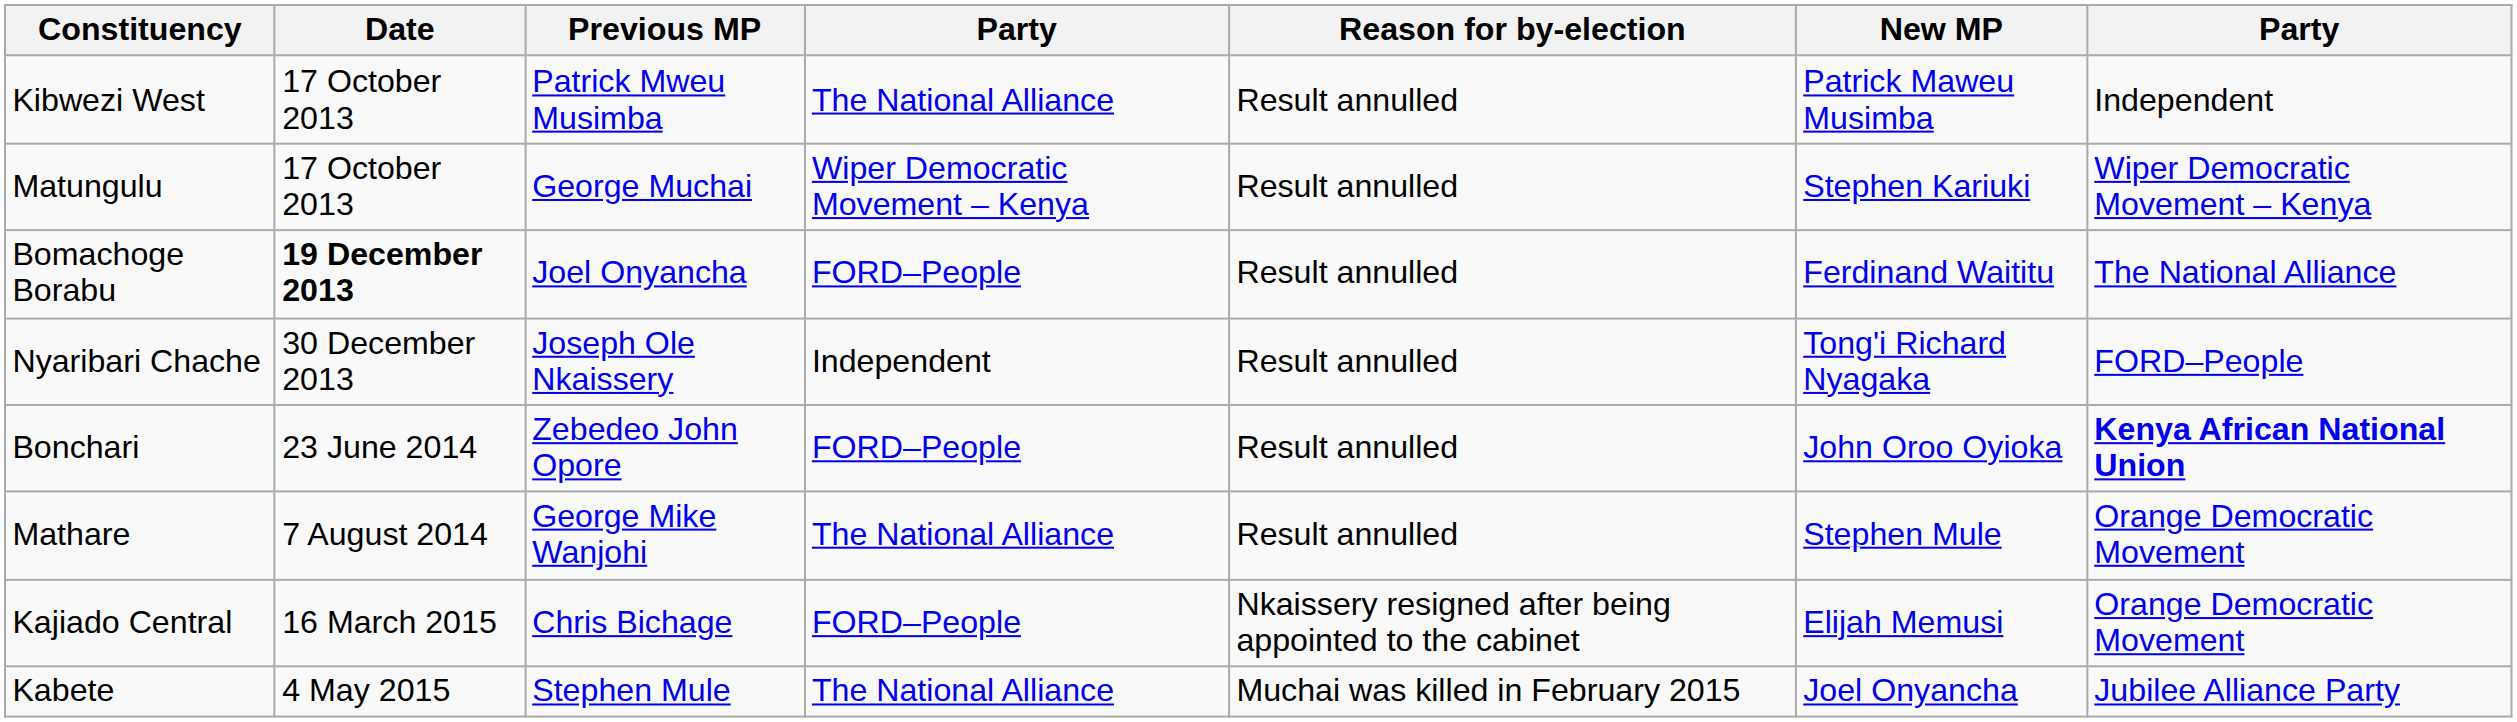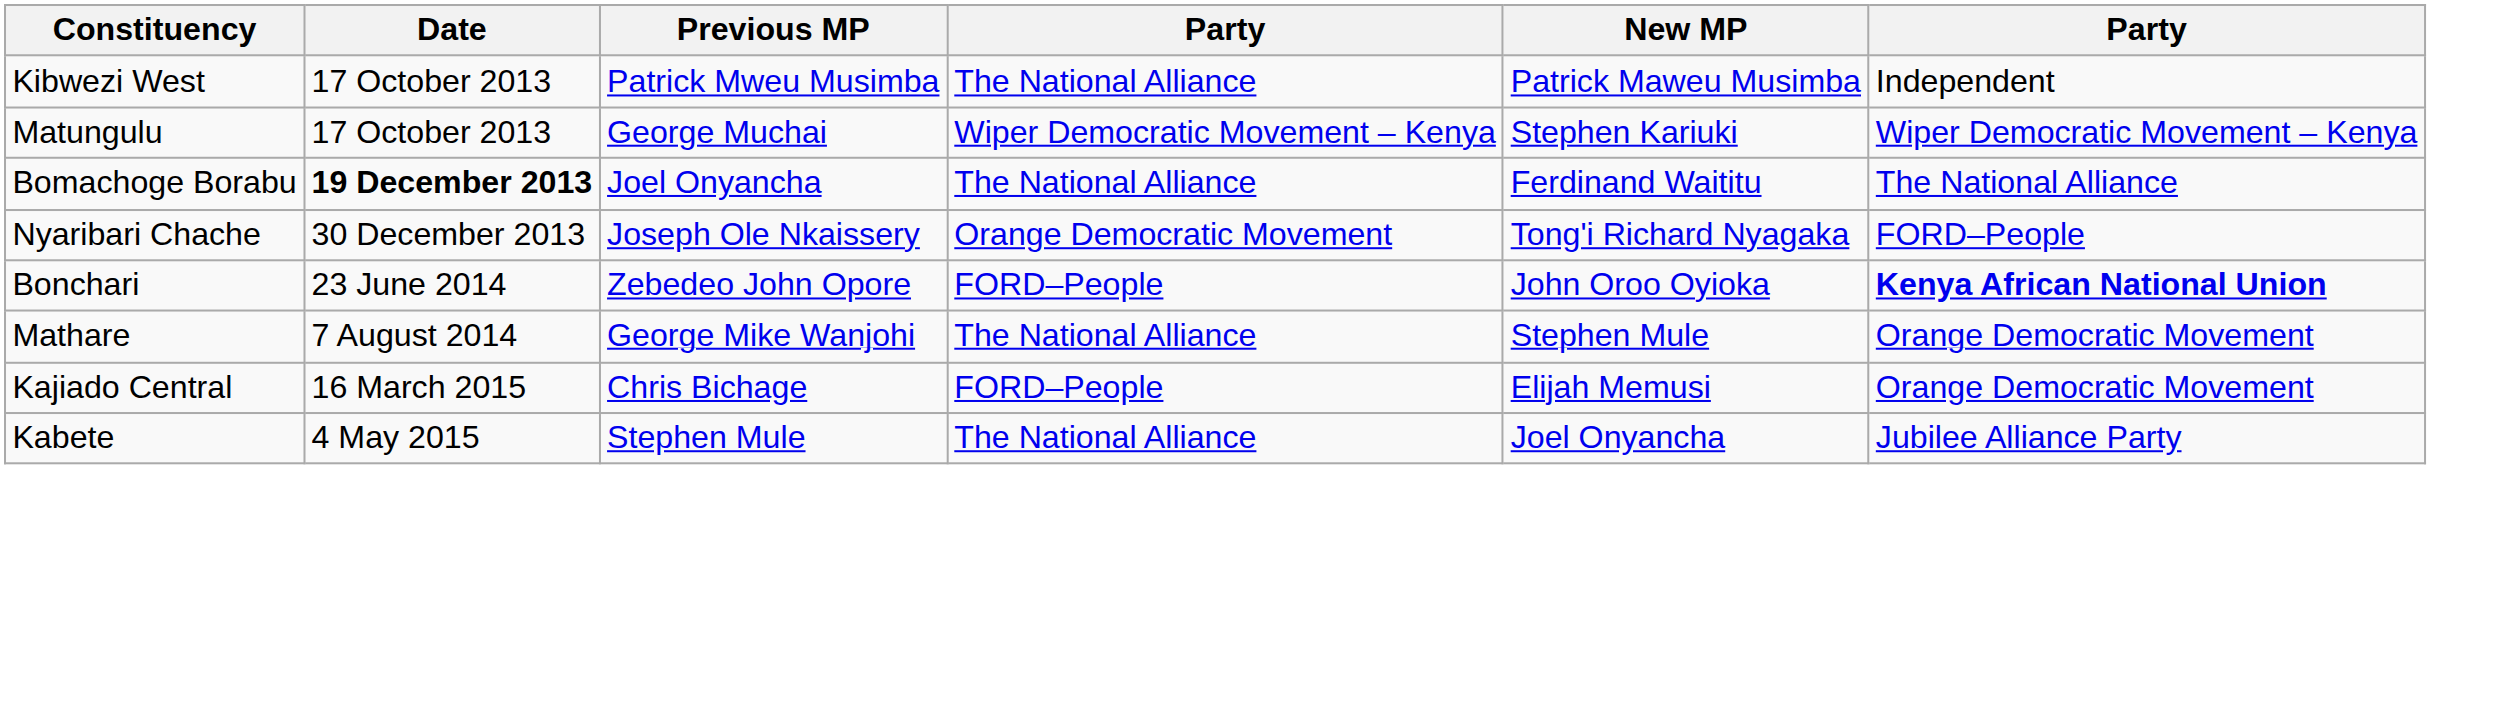- column: (1512, 30)
(916, 273) FORD–People -> (1105, 183) The National Alliance
(901, 360) Independent -> (1173, 234) Orange Democratic Movement
